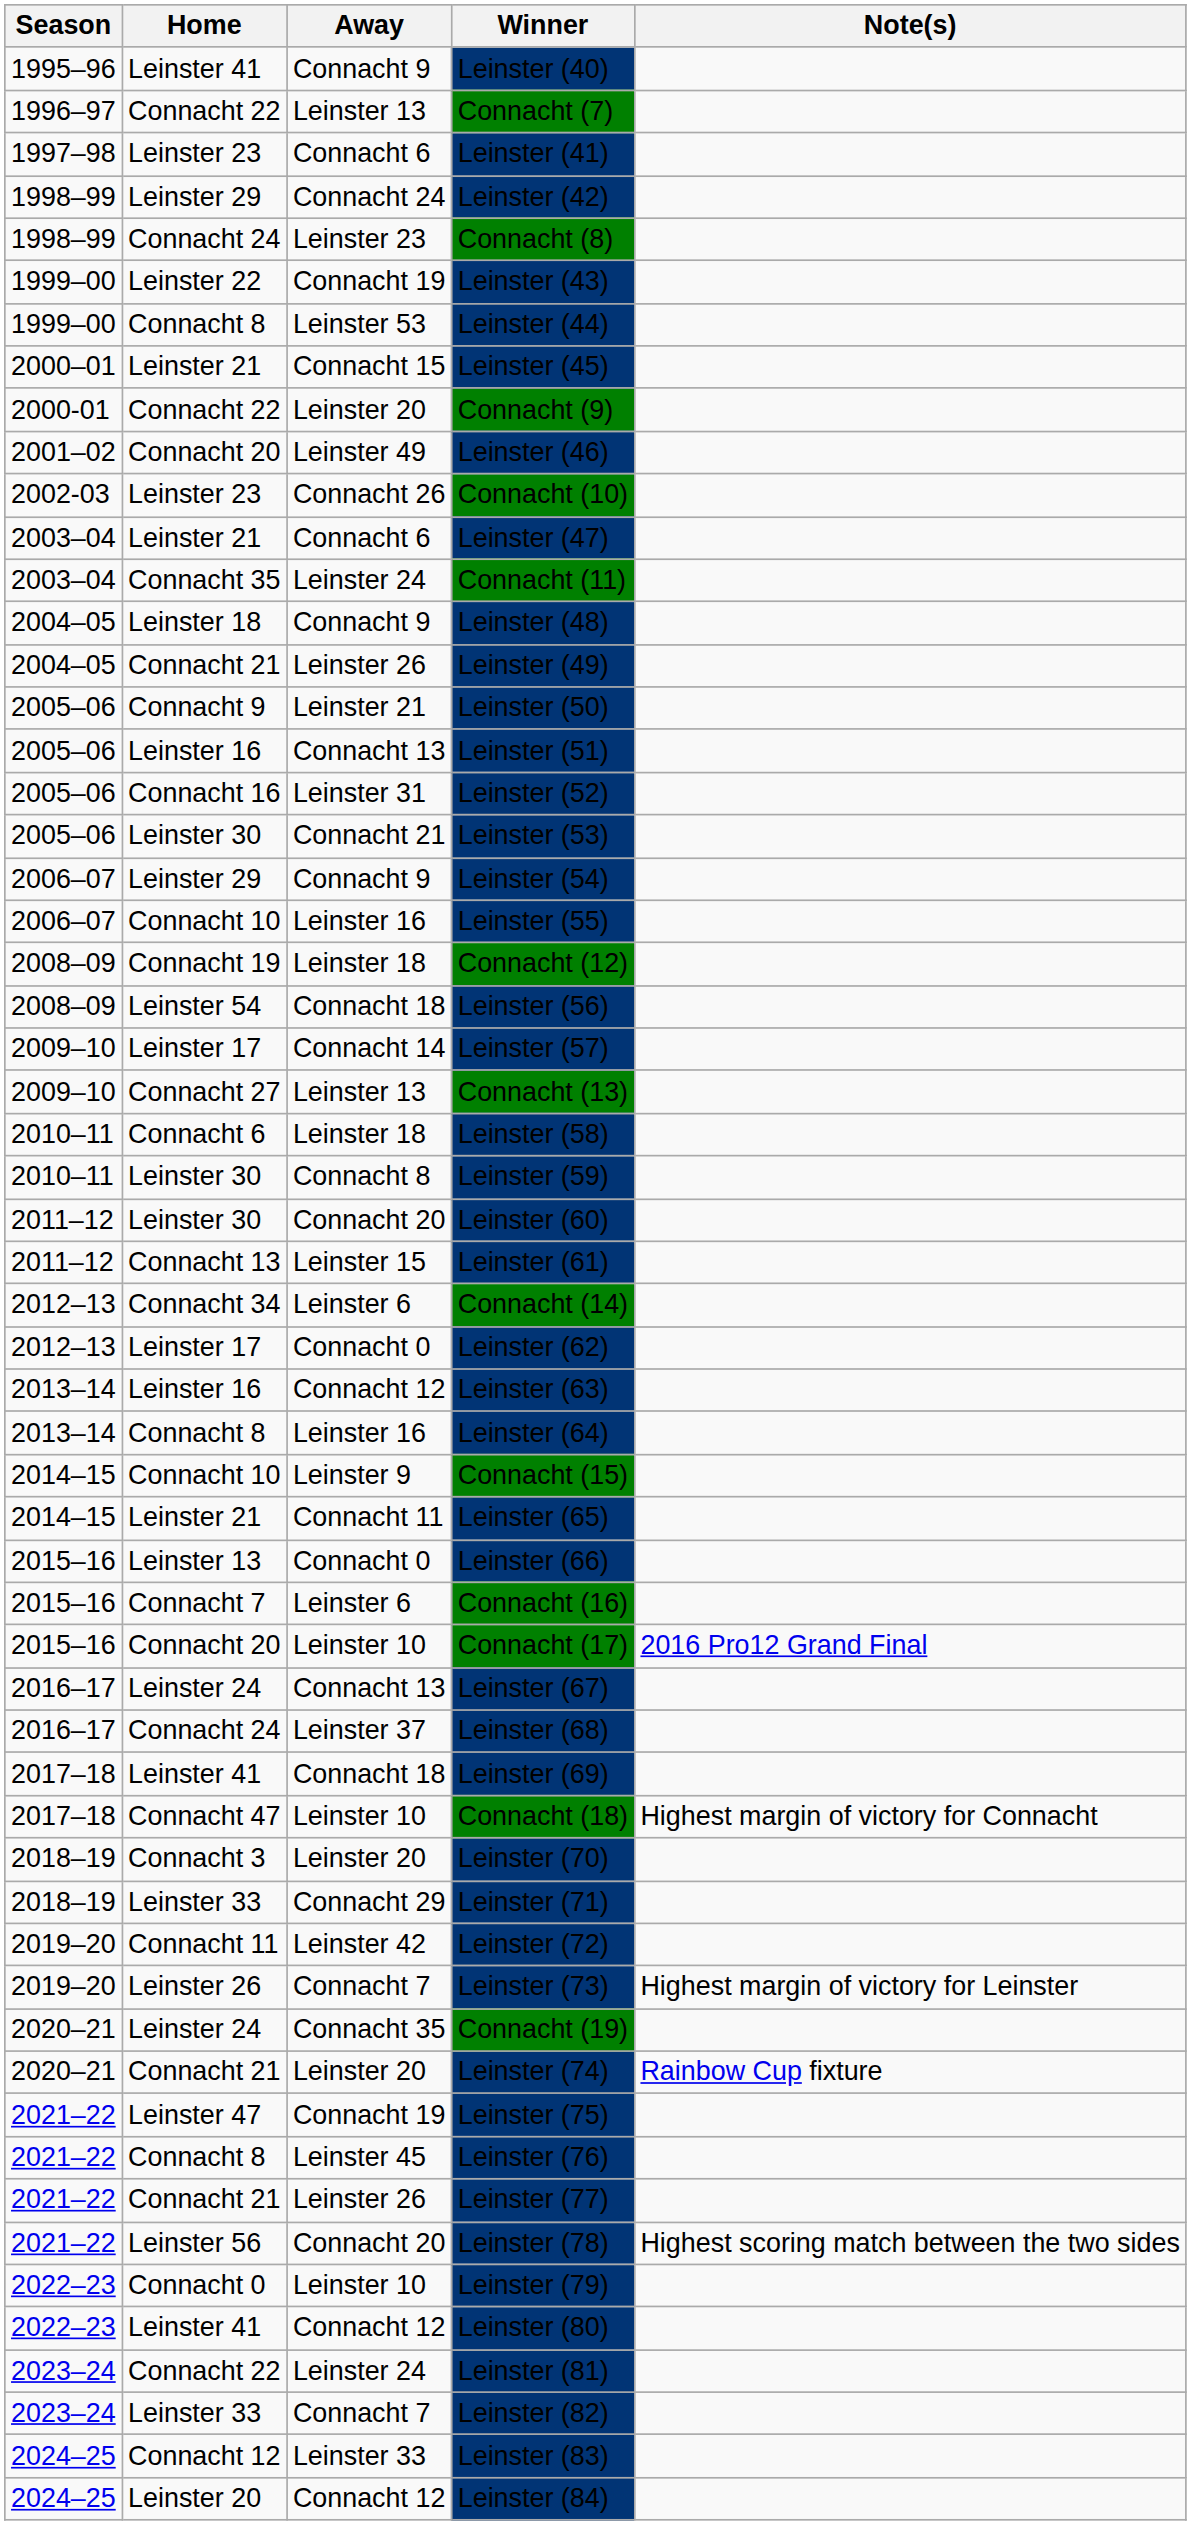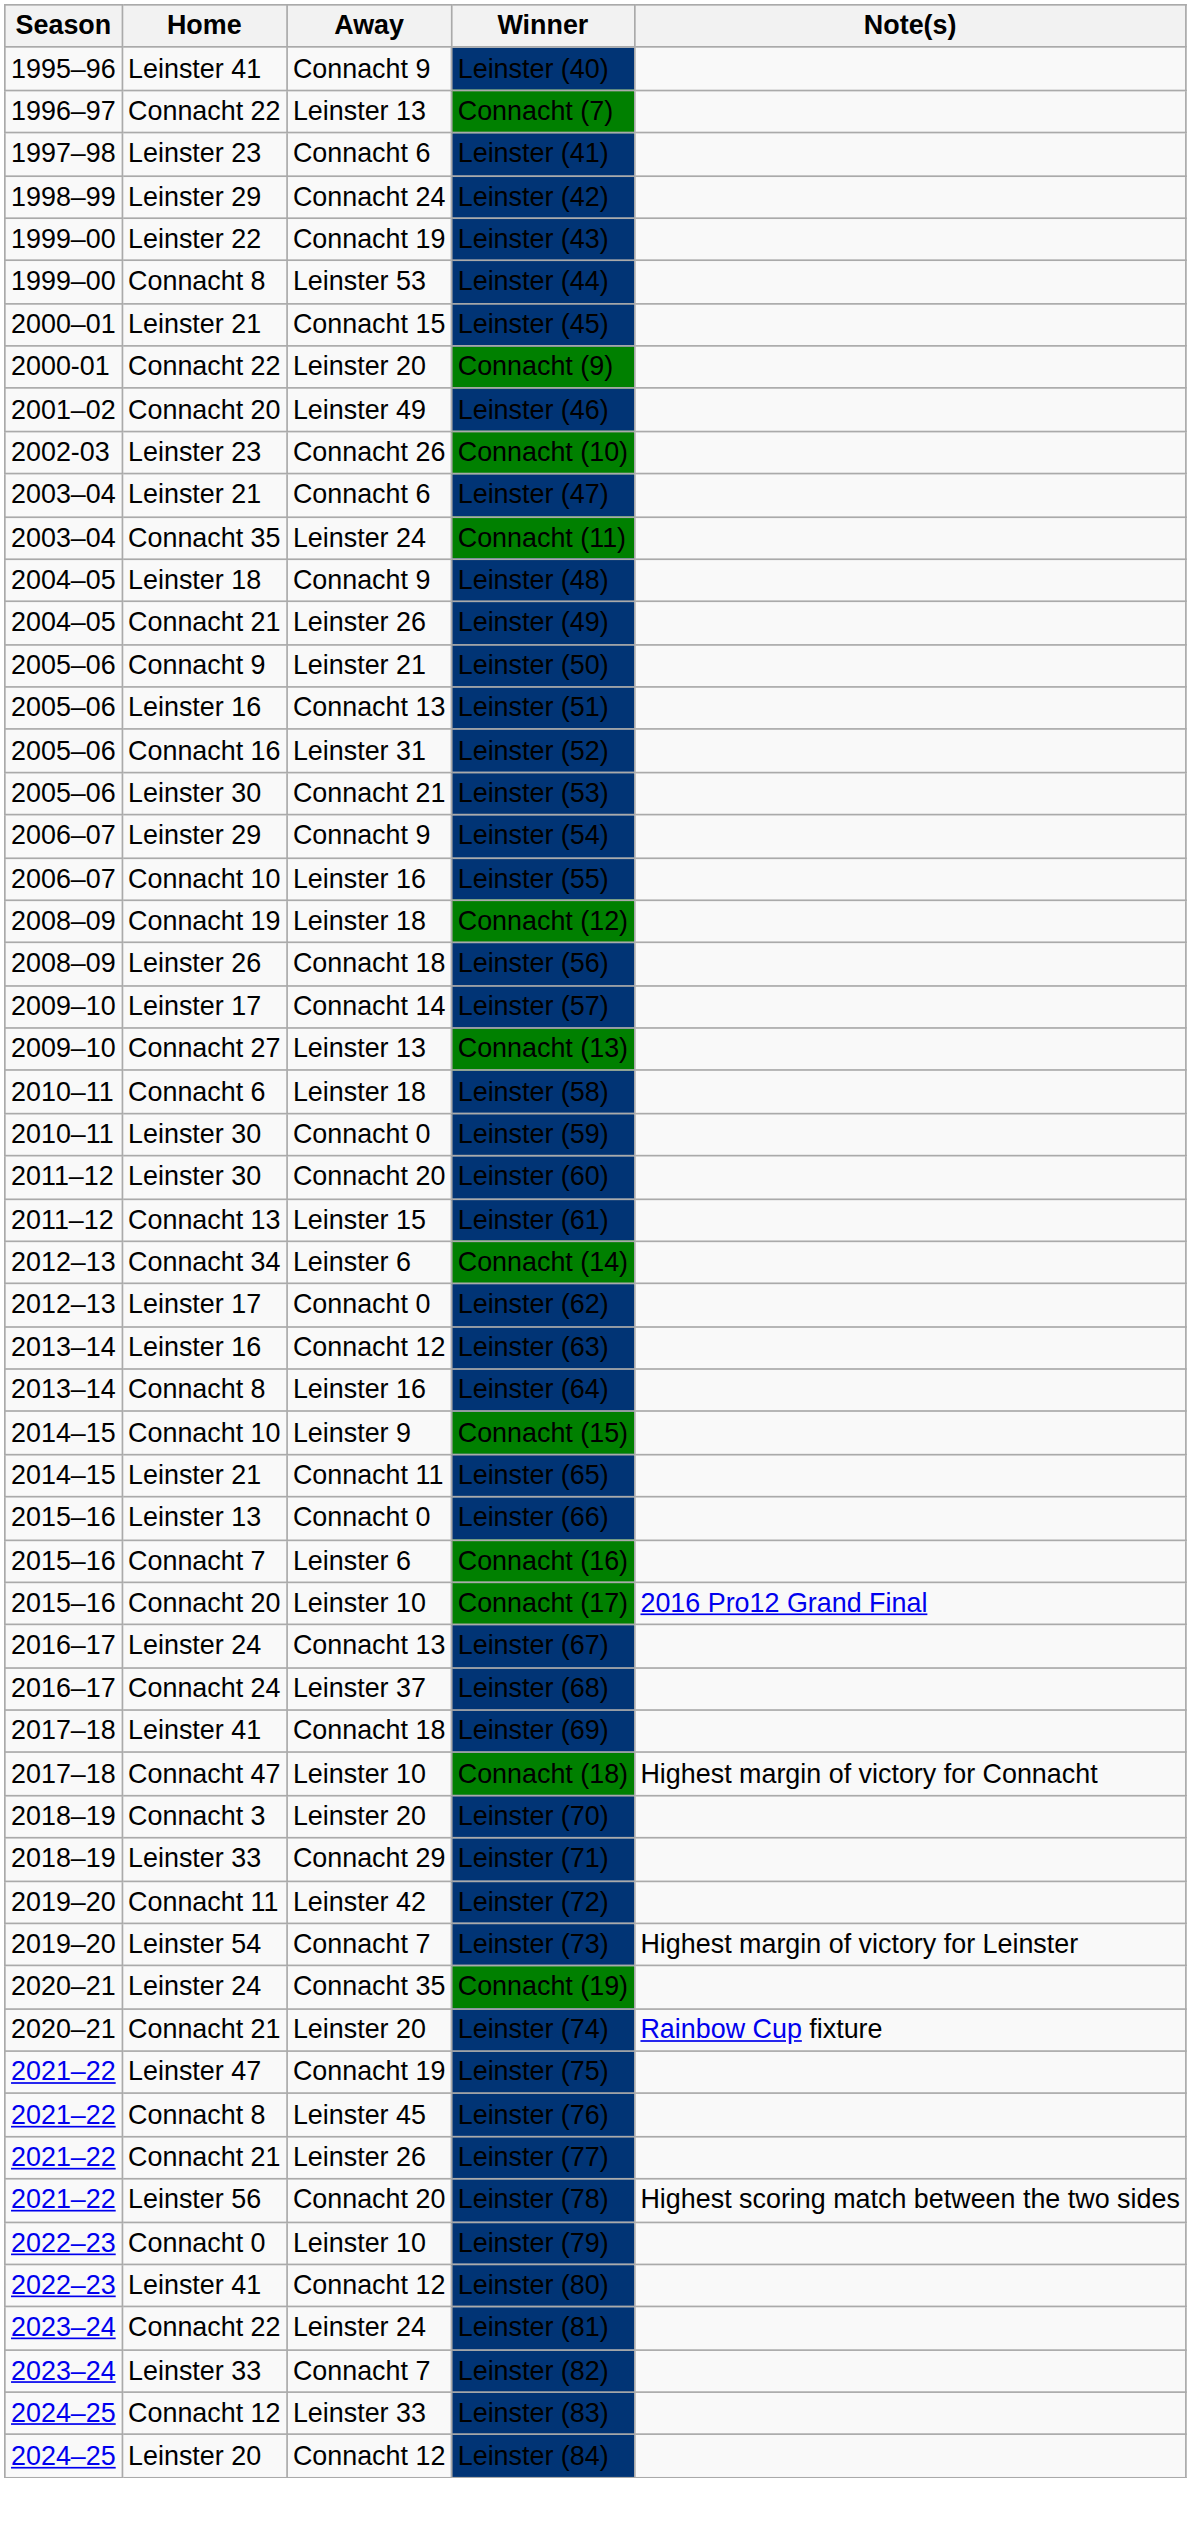- row: (535, 238)
(195, 1006) Leinster 54 -> (195, 963) Leinster 26
(362, 1176) Connacht 8 -> (362, 1134) Connacht 0
(195, 1986) Leinster 26 -> (195, 1944) Leinster 54
